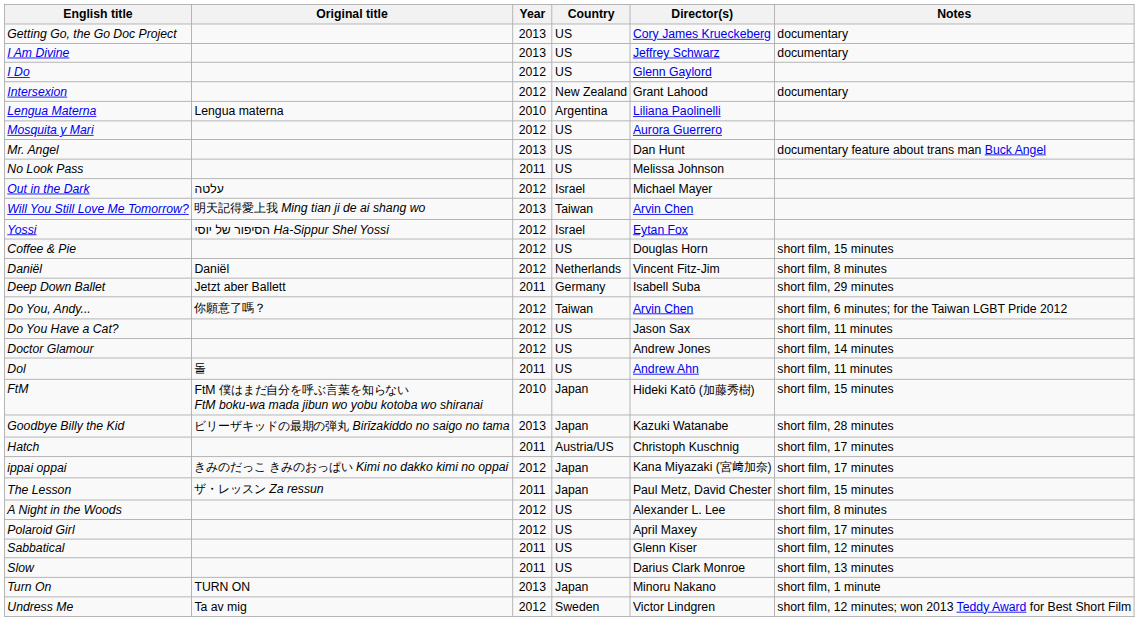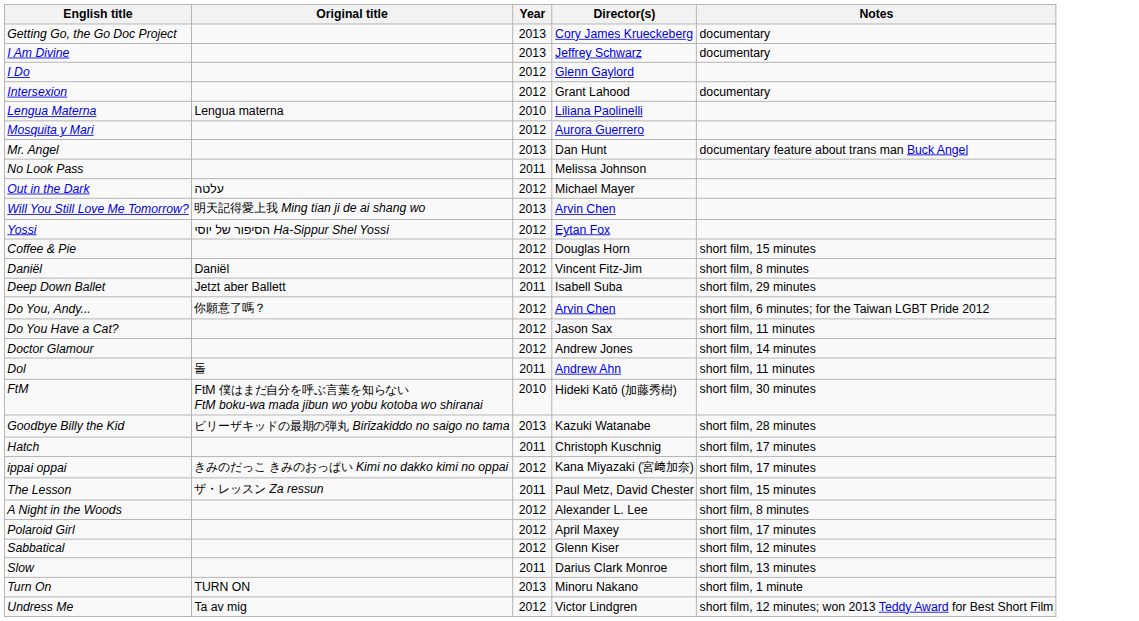- column: (591, 14)
(835, 390) short film, 15 minutes -> (758, 390) short film, 30 minutes
(532, 549) 2011 -> (532, 549) 2012
